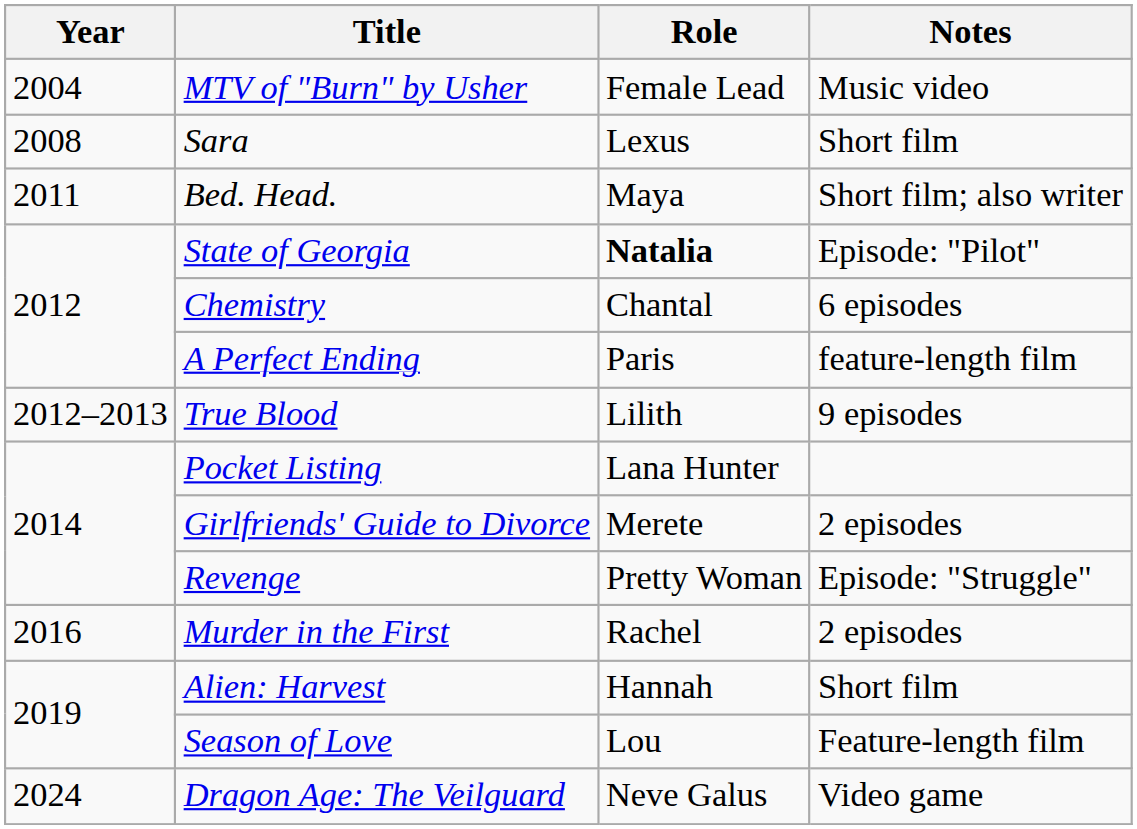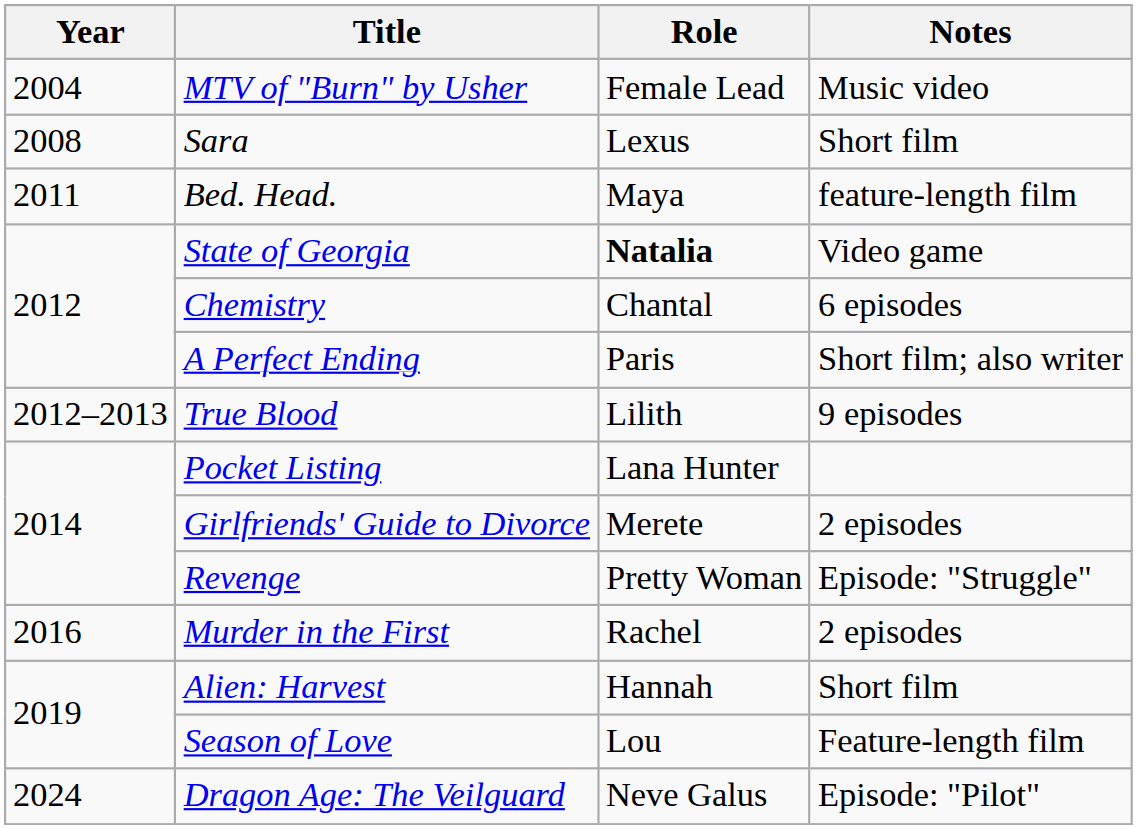(970, 195) Short film; also writer -> (947, 195) feature-length film
(929, 250) Episode: "Pilot" -> (901, 250) Video game
(947, 359) feature-length film -> (970, 359) Short film; also writer
(901, 795) Video game -> (929, 795) Episode: "Pilot"
